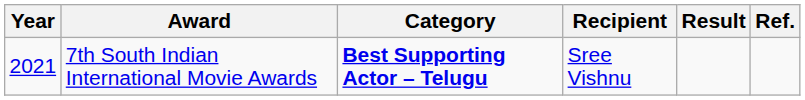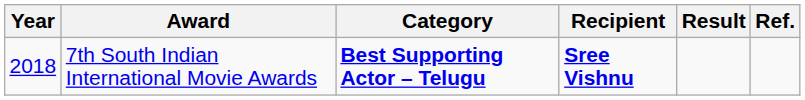(33, 66) 2021 -> (33, 66) 2018
(599, 66) normal -> (599, 66) bold
